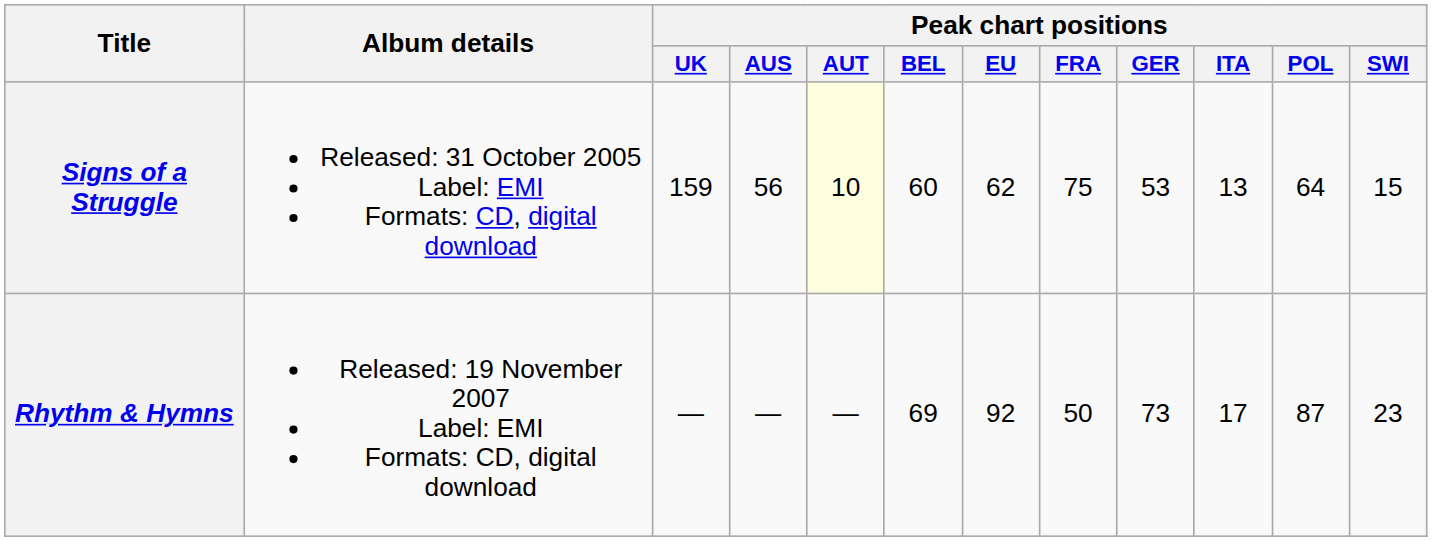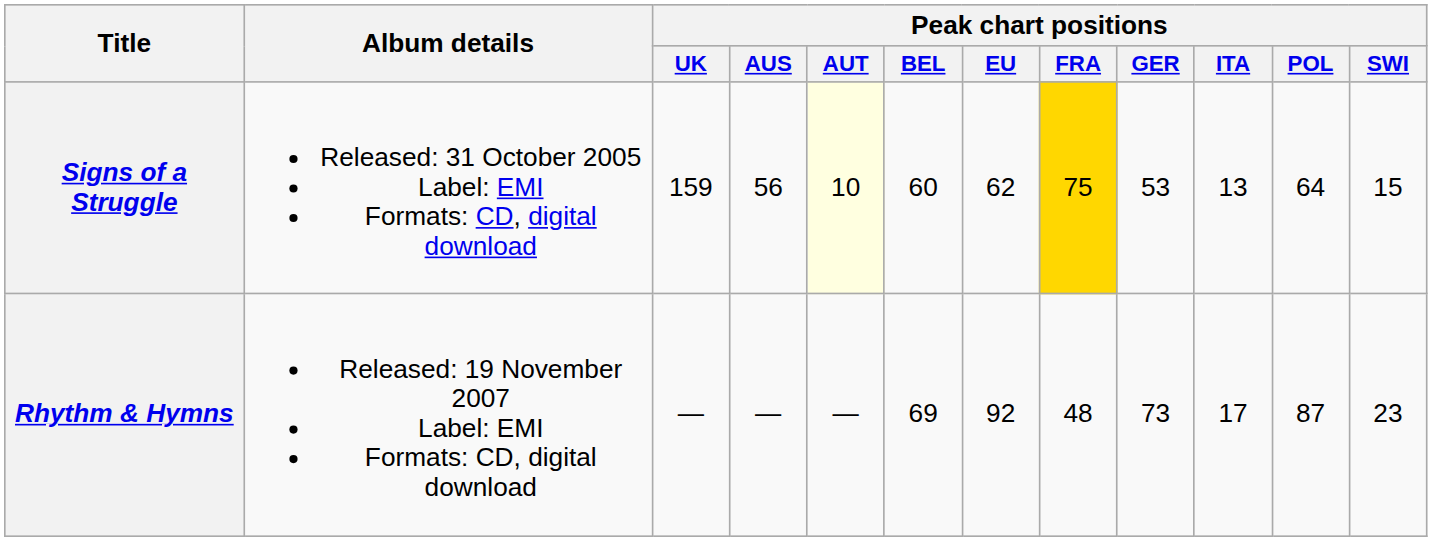(1078, 187) no background -> (1078, 187) gold background
(1078, 414) 50 -> (1078, 414) 48
